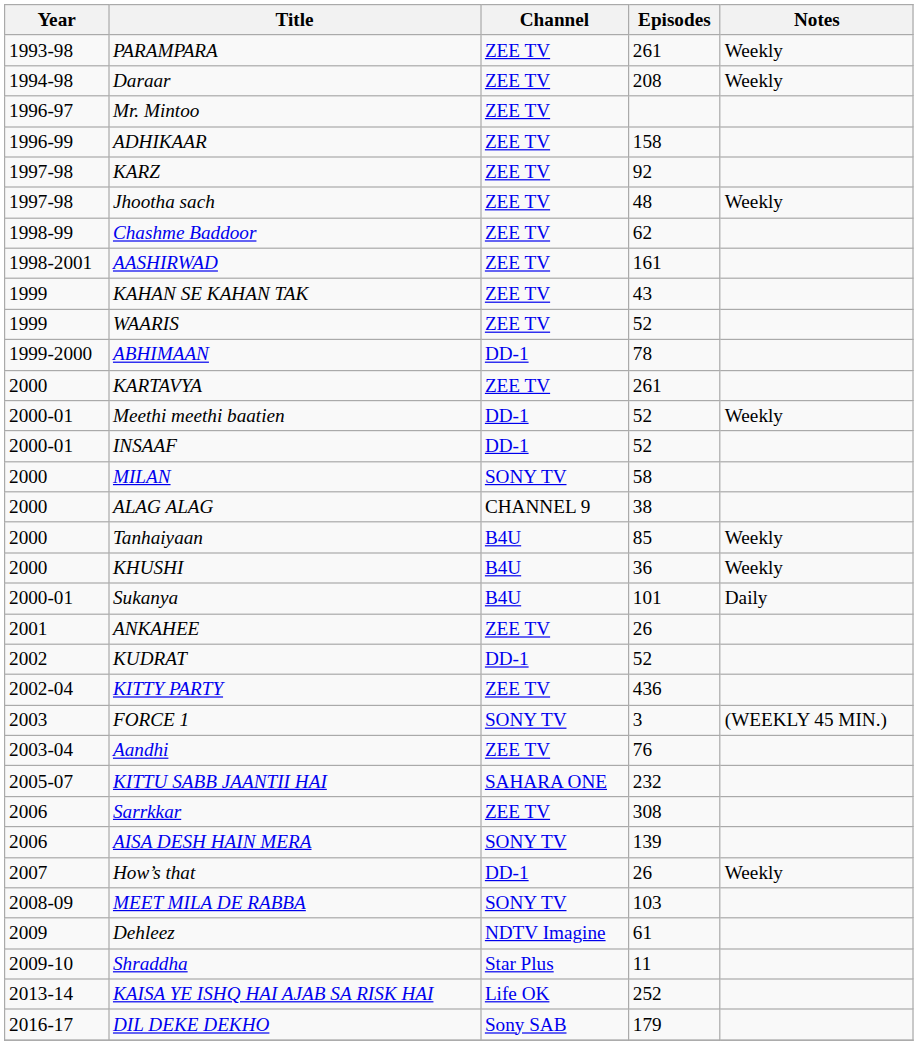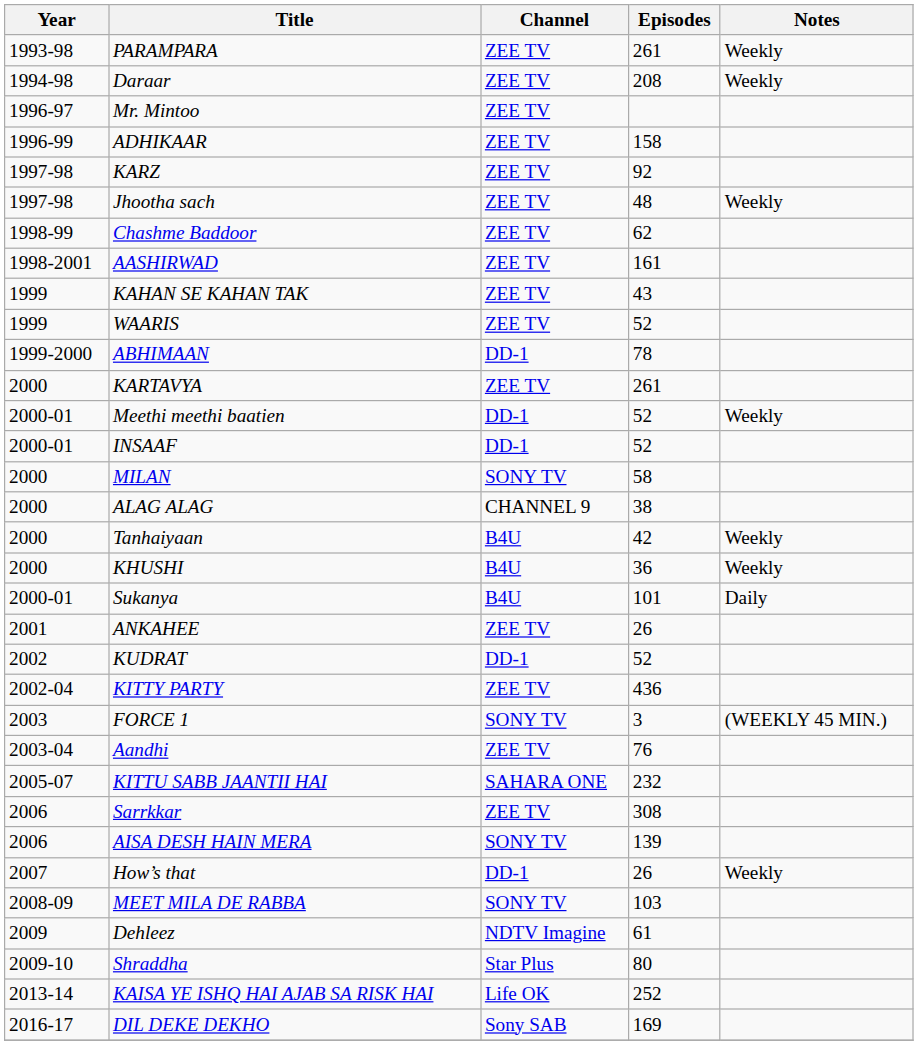(642, 537) 85 -> (642, 537) 42
(642, 963) 11 -> (642, 963) 80
(647, 1024) 179 -> (647, 1024) 169
